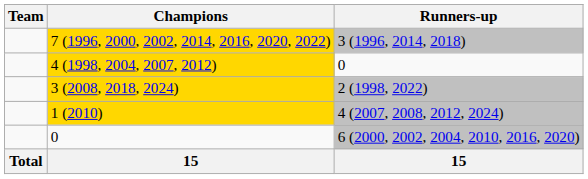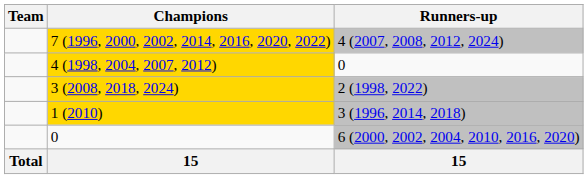(402, 40) 3 (1996, 2014, 2018) -> (421, 40) 4 (2007, 2008, 2012, 2024)
(421, 112) 4 (2007, 2008, 2012, 2024) -> (402, 112) 3 (1996, 2014, 2018)
